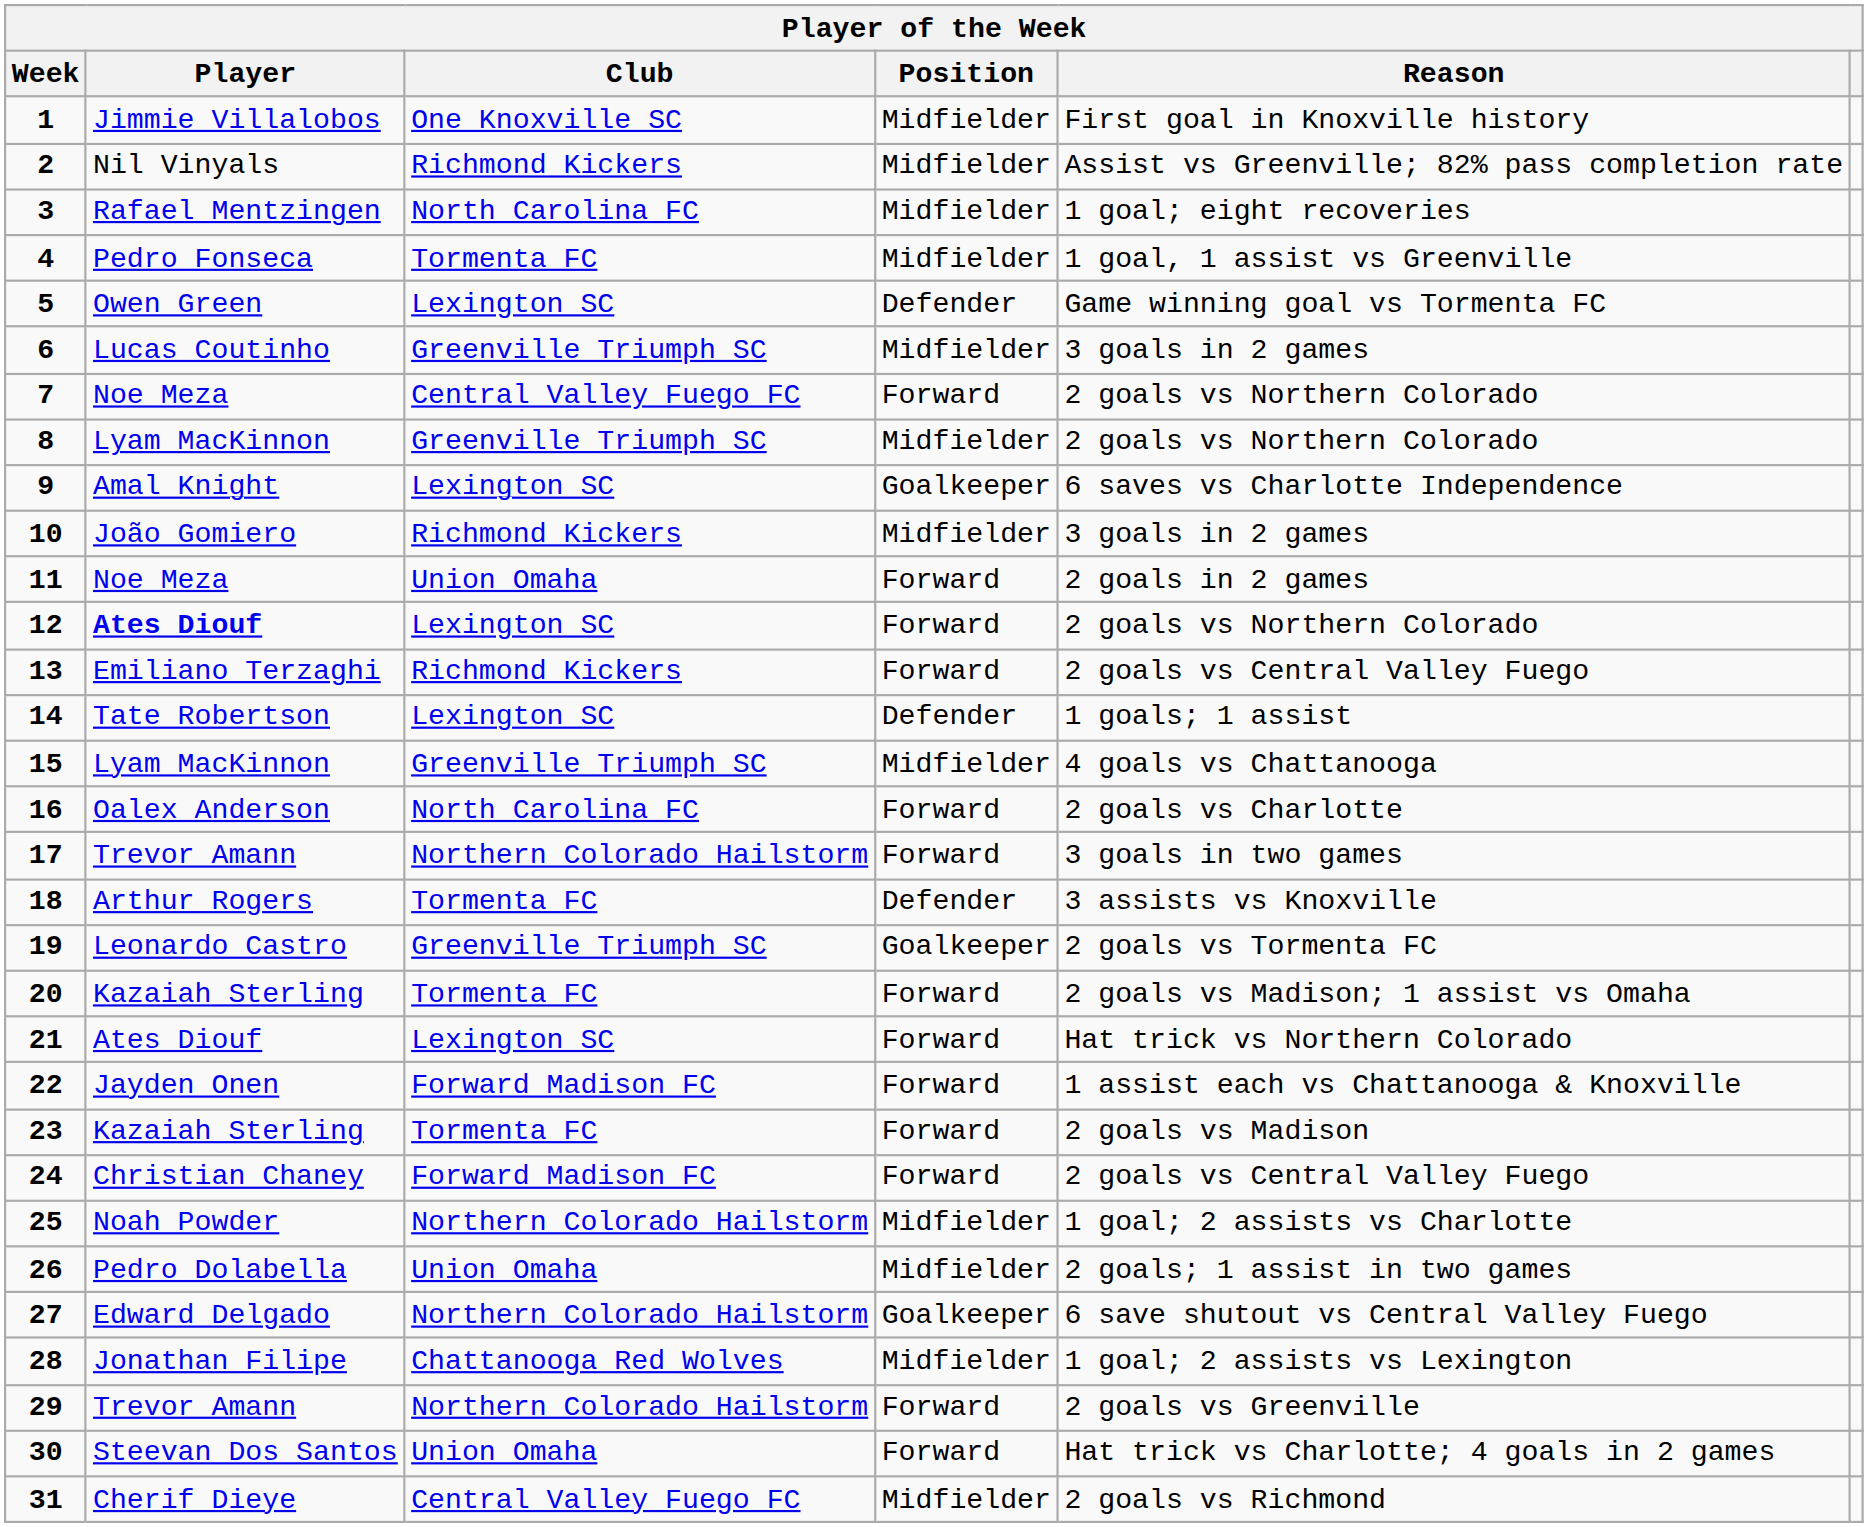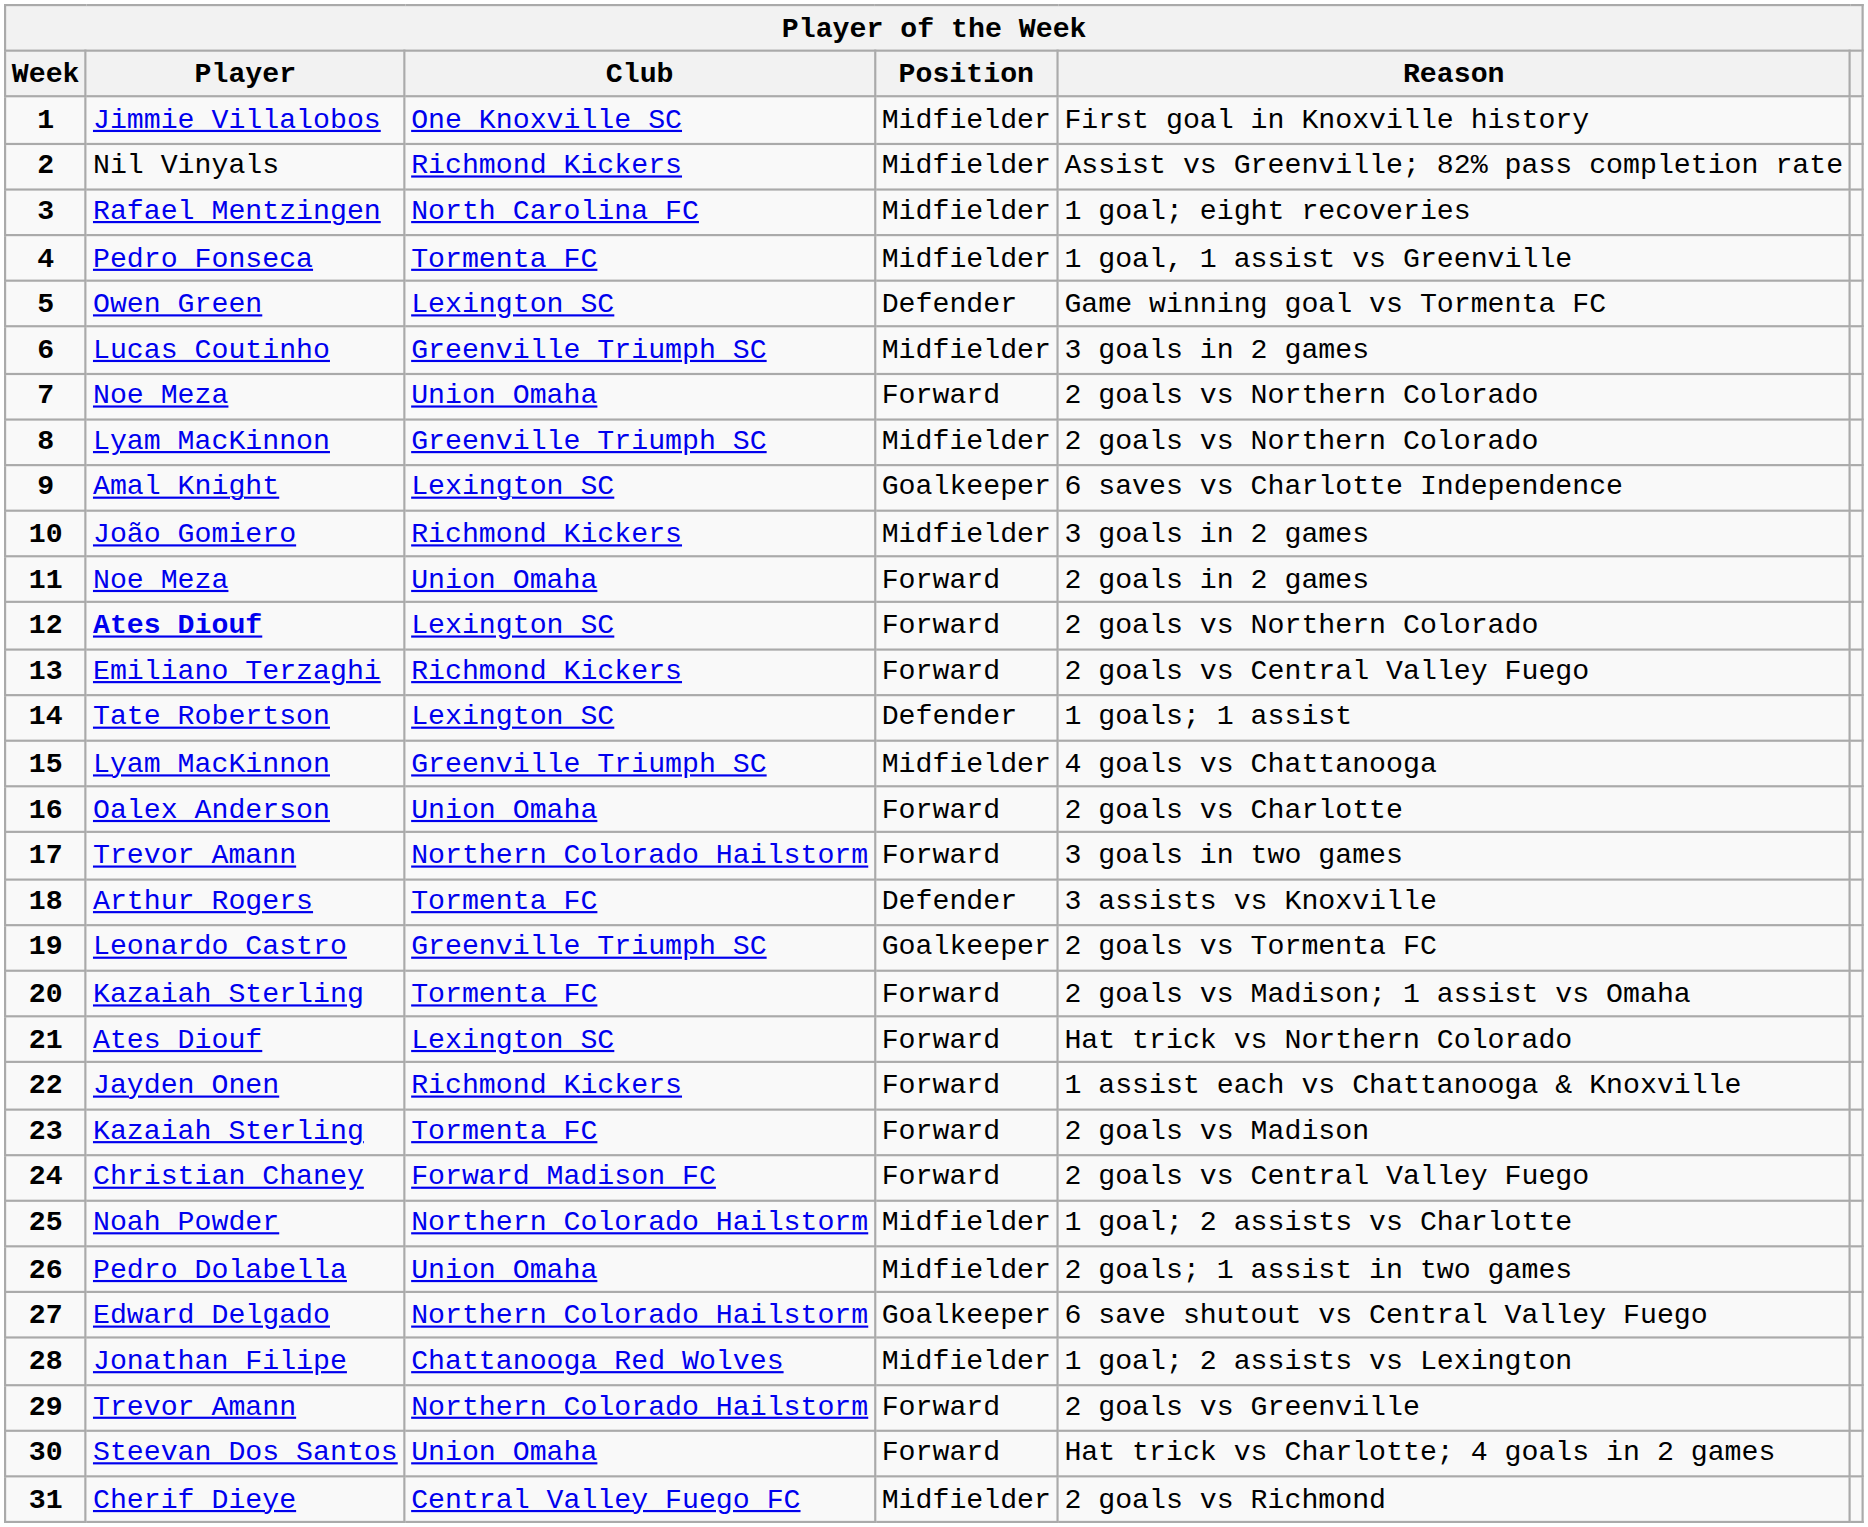(606, 396) Central Valley Fuego FC -> (504, 396) Union Omaha
(555, 810) North Carolina FC -> (504, 810) Union Omaha
(564, 1086) Forward Madison FC -> (547, 1086) Richmond Kickers
